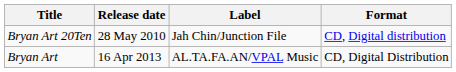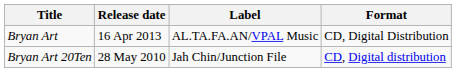rows swapped: (50, 36) <-> (33, 57)
